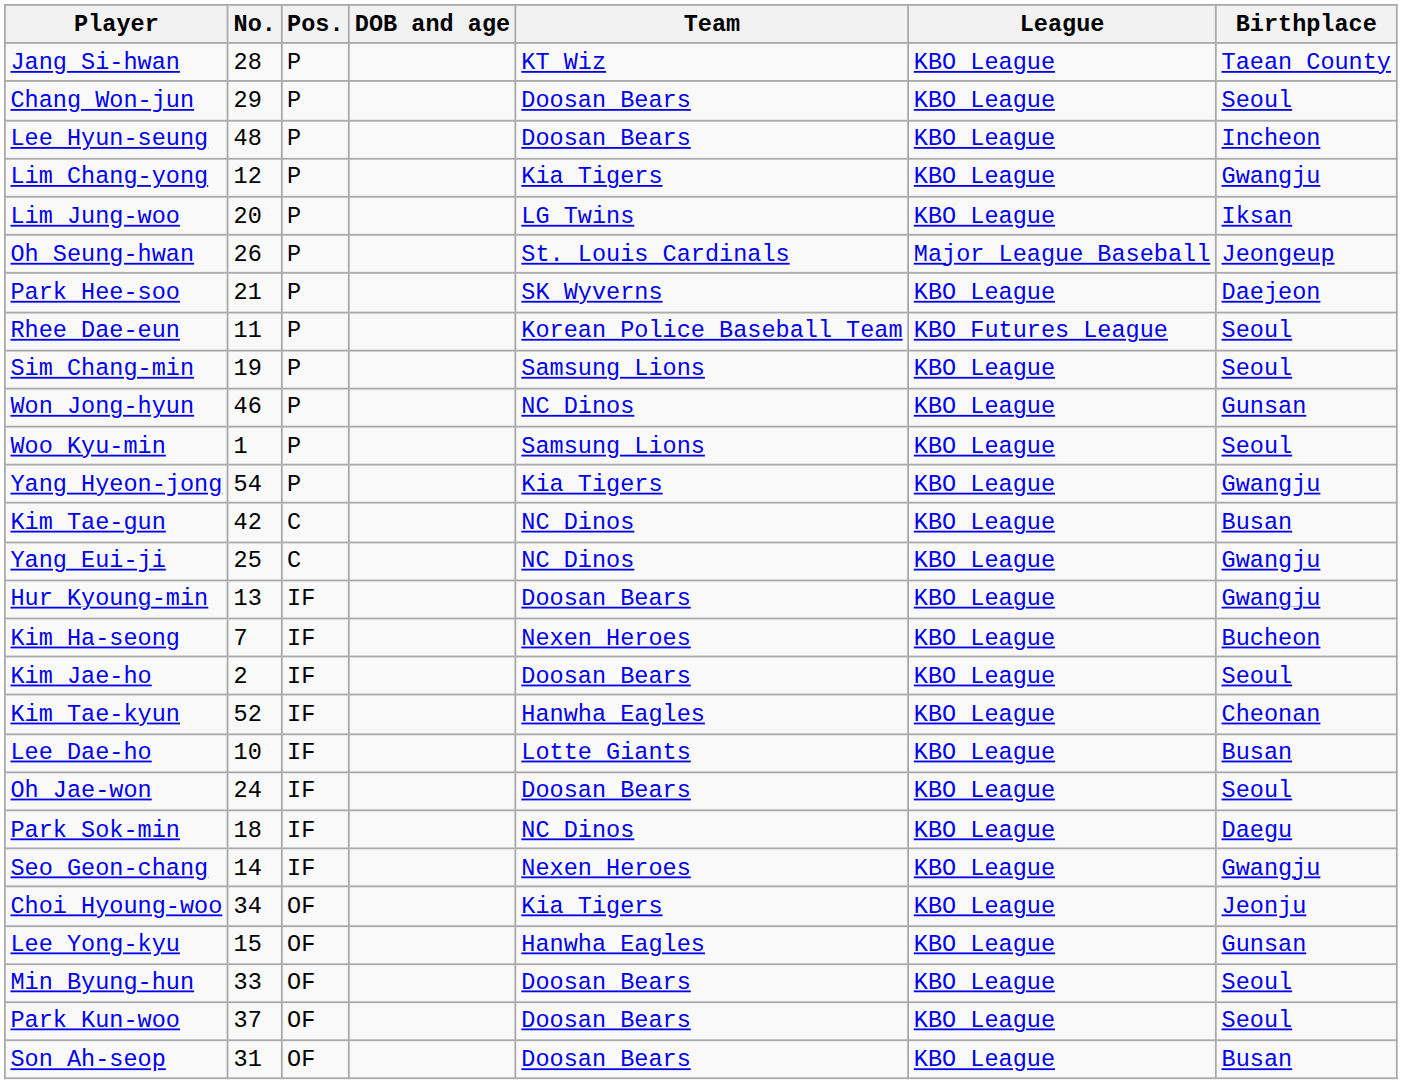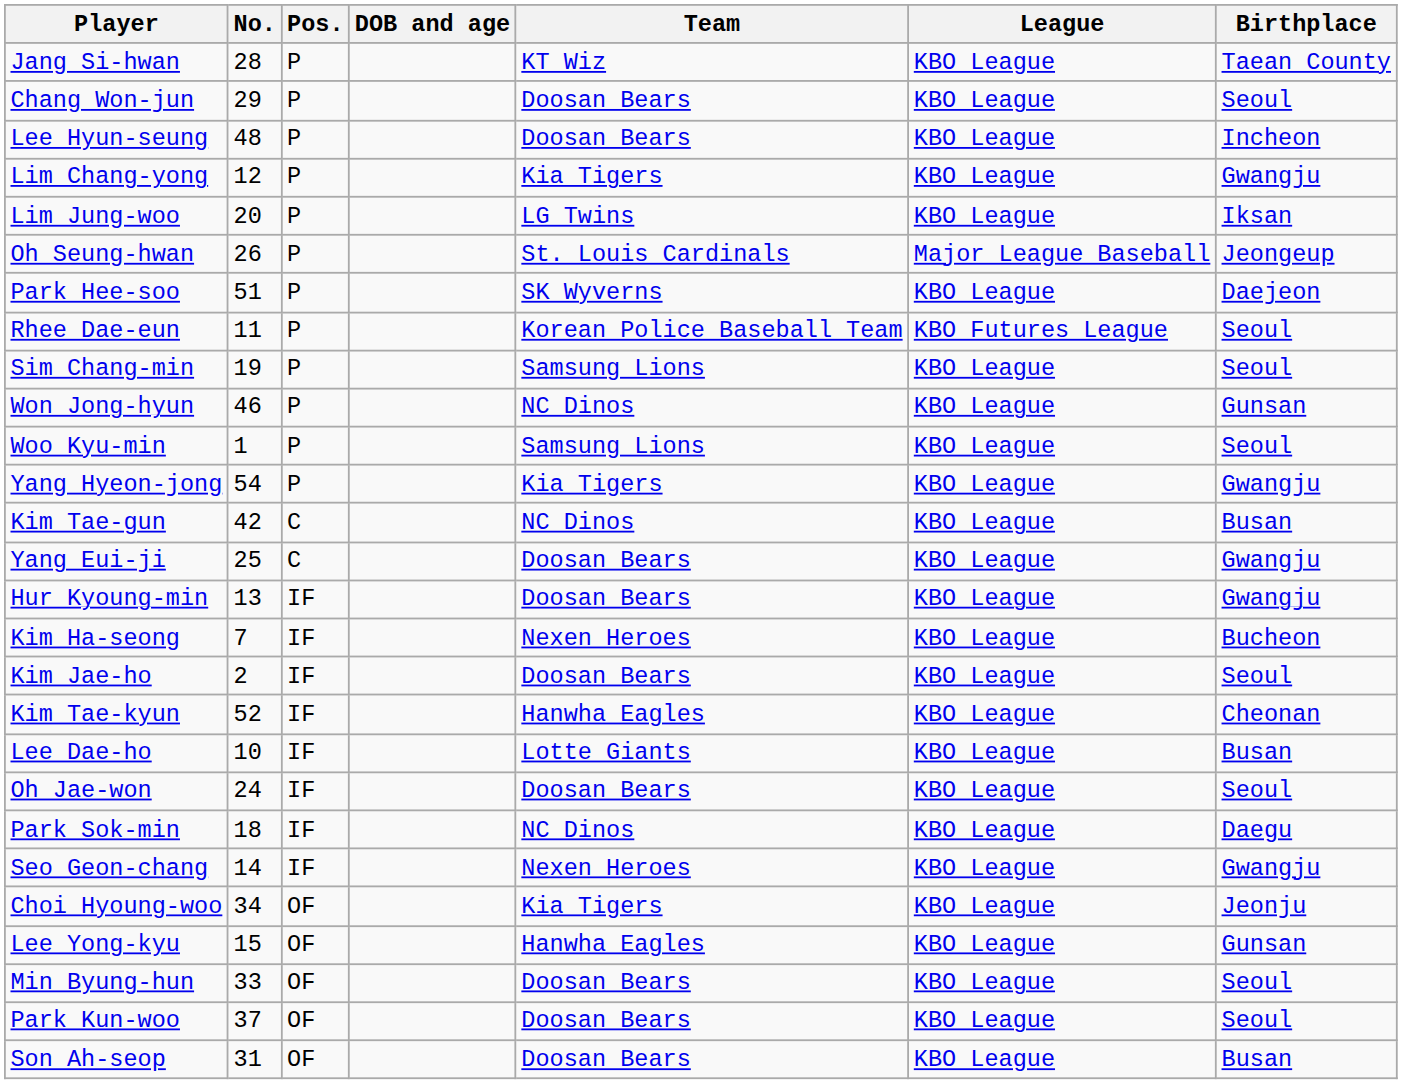(248, 293) 21 -> (248, 293) 51
(578, 561) NC Dinos -> (606, 561) Doosan Bears
